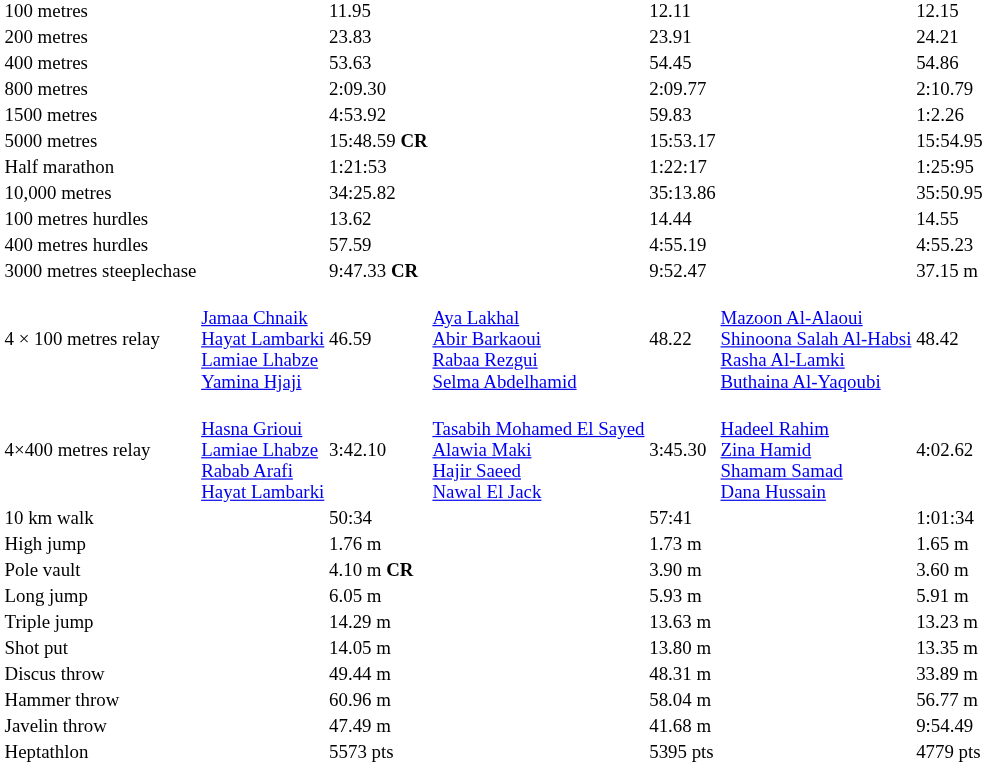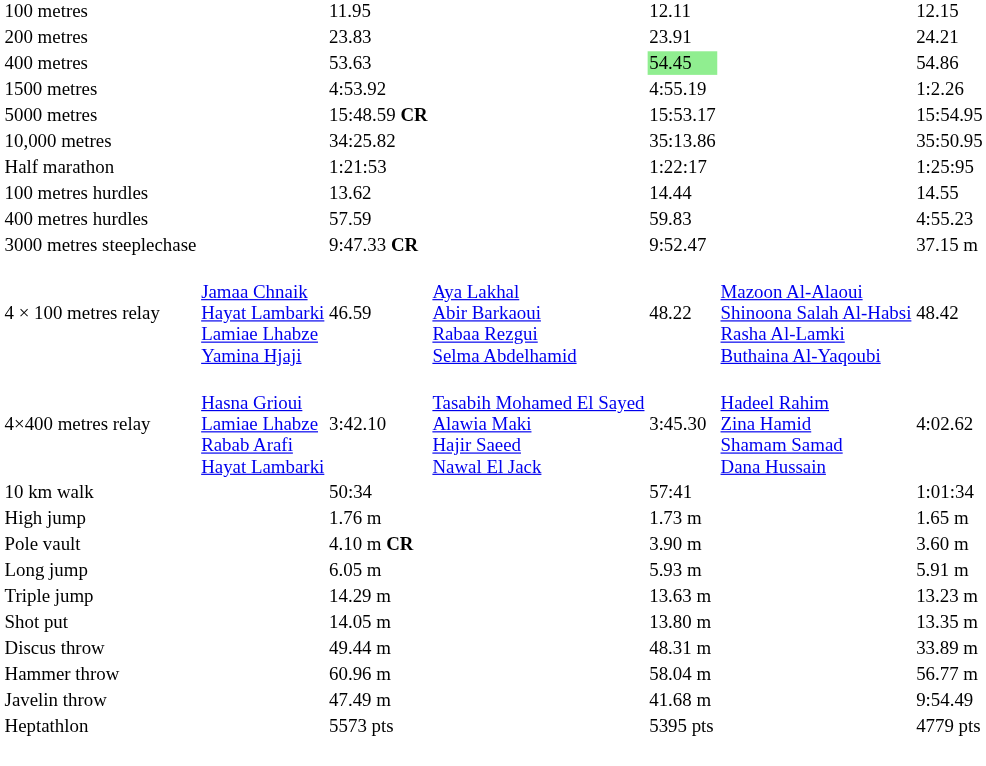(670, 62) no background -> (670, 62) lightgreen background
- row: (46, 88)
(670, 114) 59.83 -> (678, 88) 4:55.19
rows swapped: (58, 192) <-> (59, 166)
(678, 244) 4:55.19 -> (670, 218) 59.83
